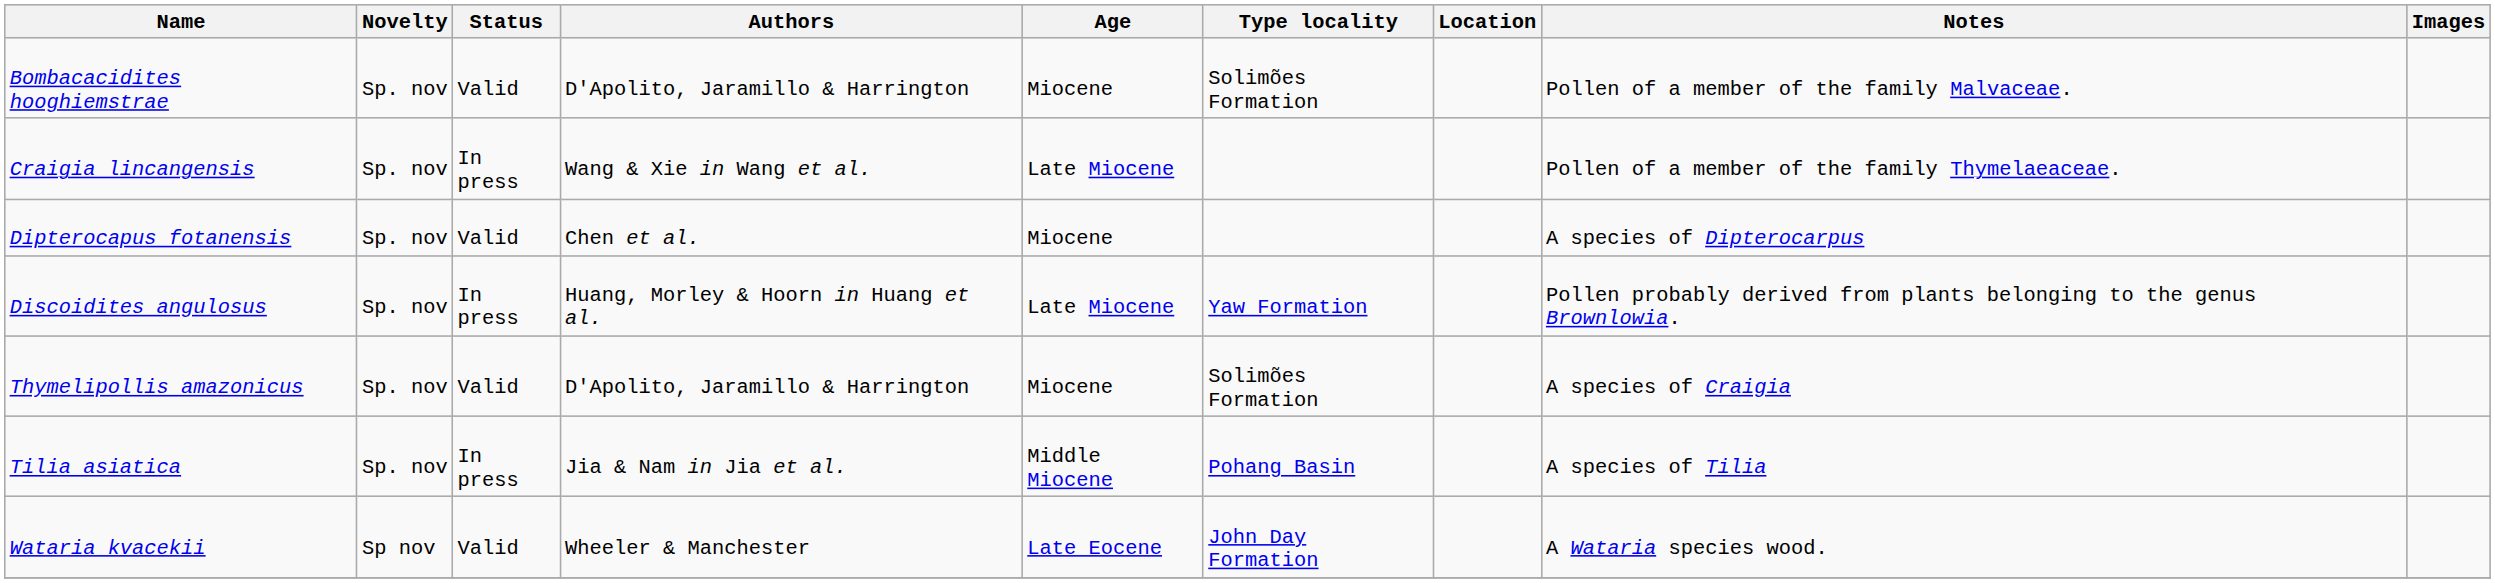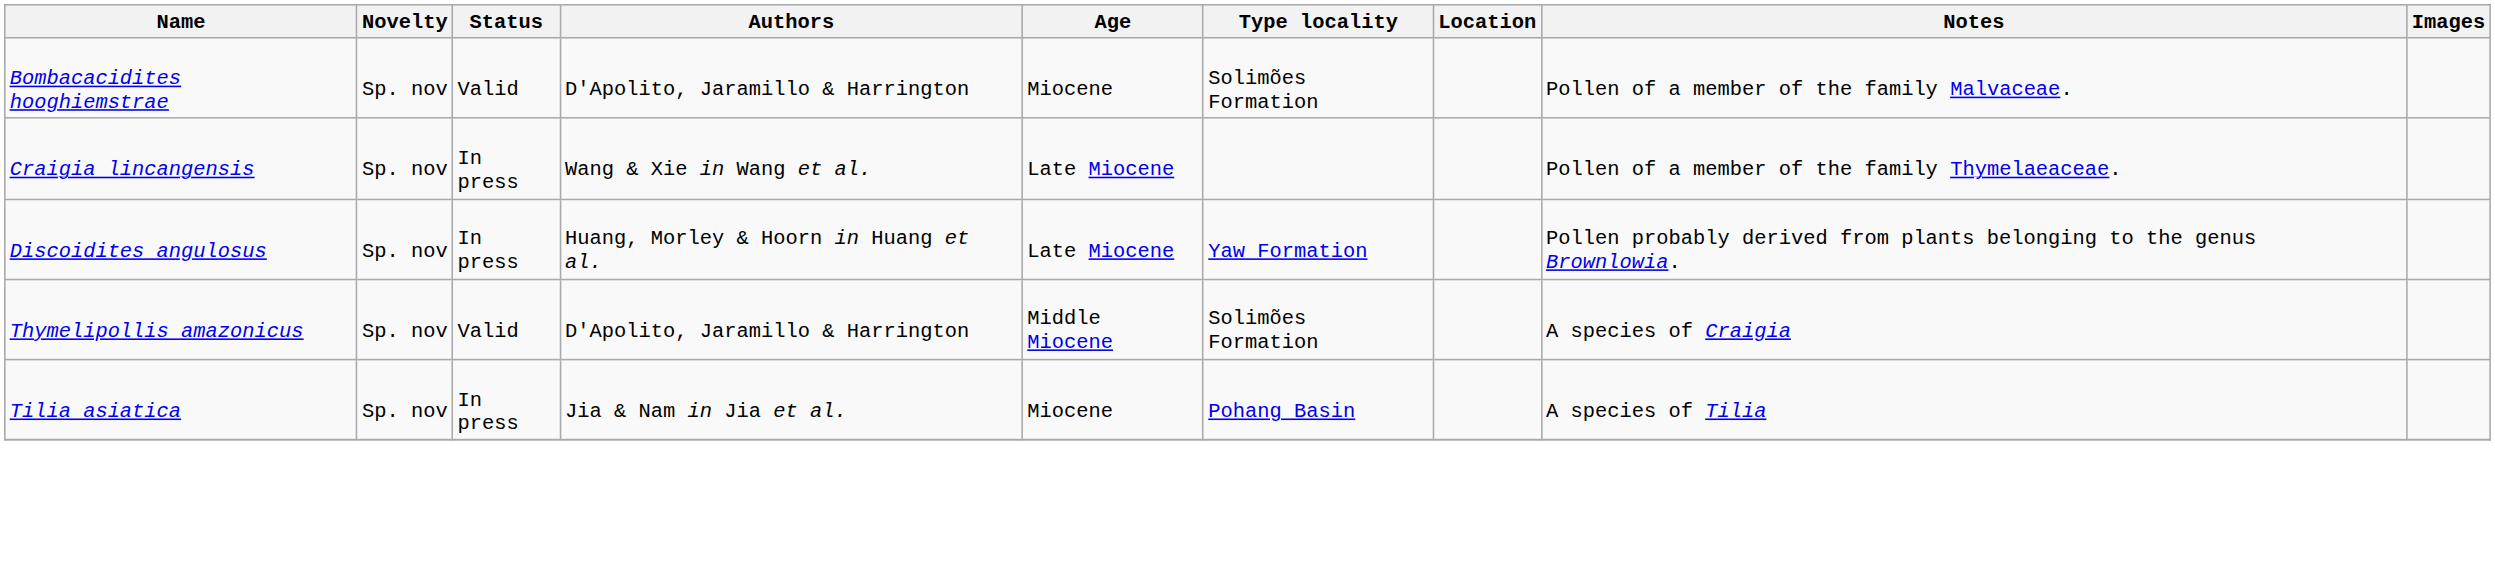- row: (151, 239)
(1070, 388) Miocene -> (1070, 331) Middle Miocene
(1070, 468) Middle Miocene -> (1070, 411) Miocene
- row: (108, 549)
